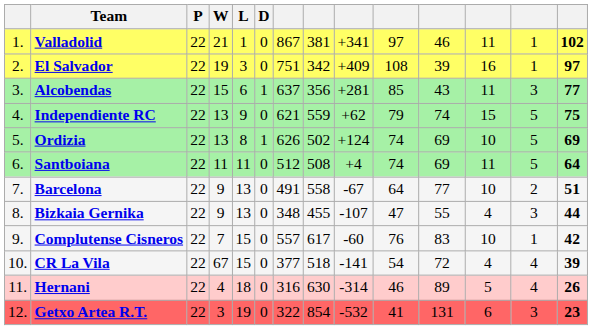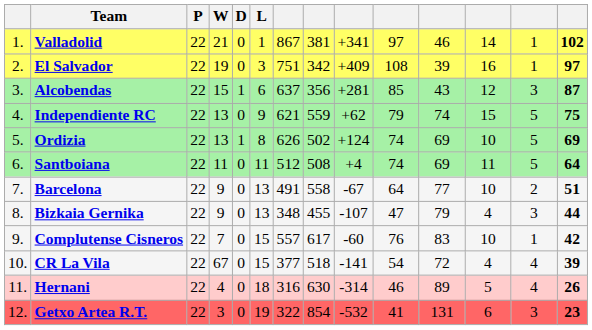columns swapped: (264, 16) <-> (243, 16)
(488, 41) 11 -> (488, 41) 14
(488, 90) 11 -> (488, 90) 12
(572, 90) 77 -> (572, 90) 87
(442, 213) 55 -> (442, 213) 79
